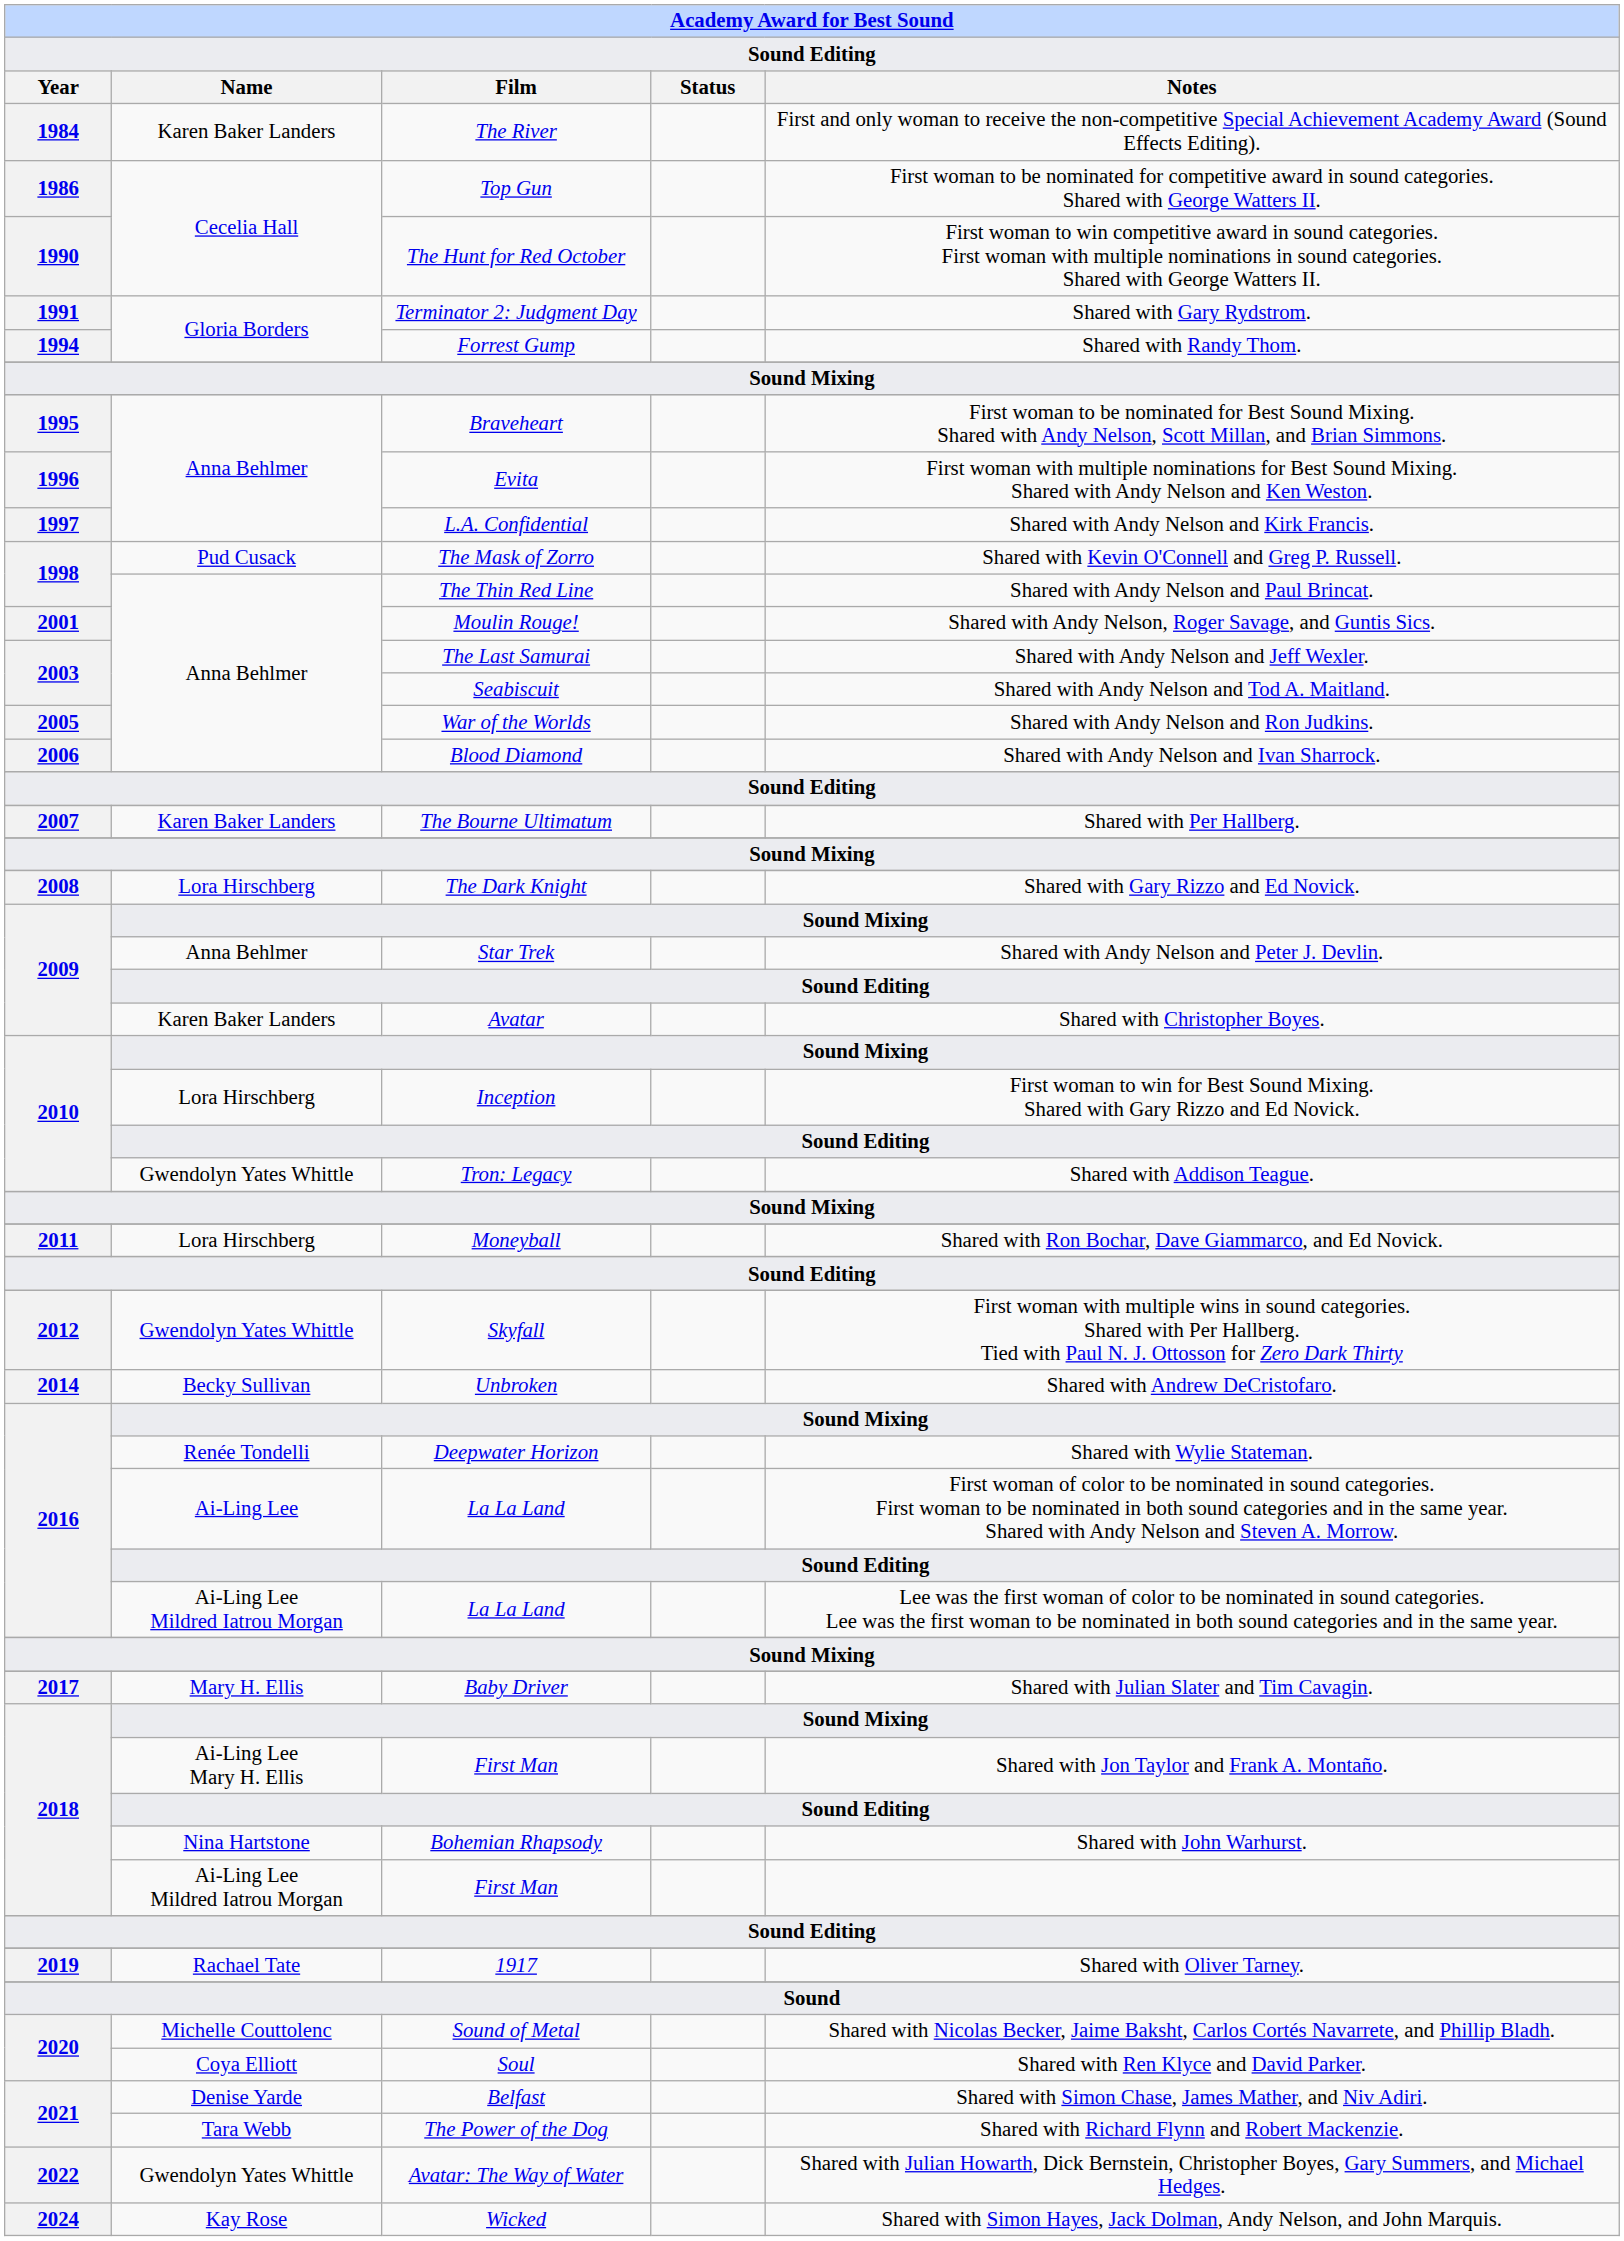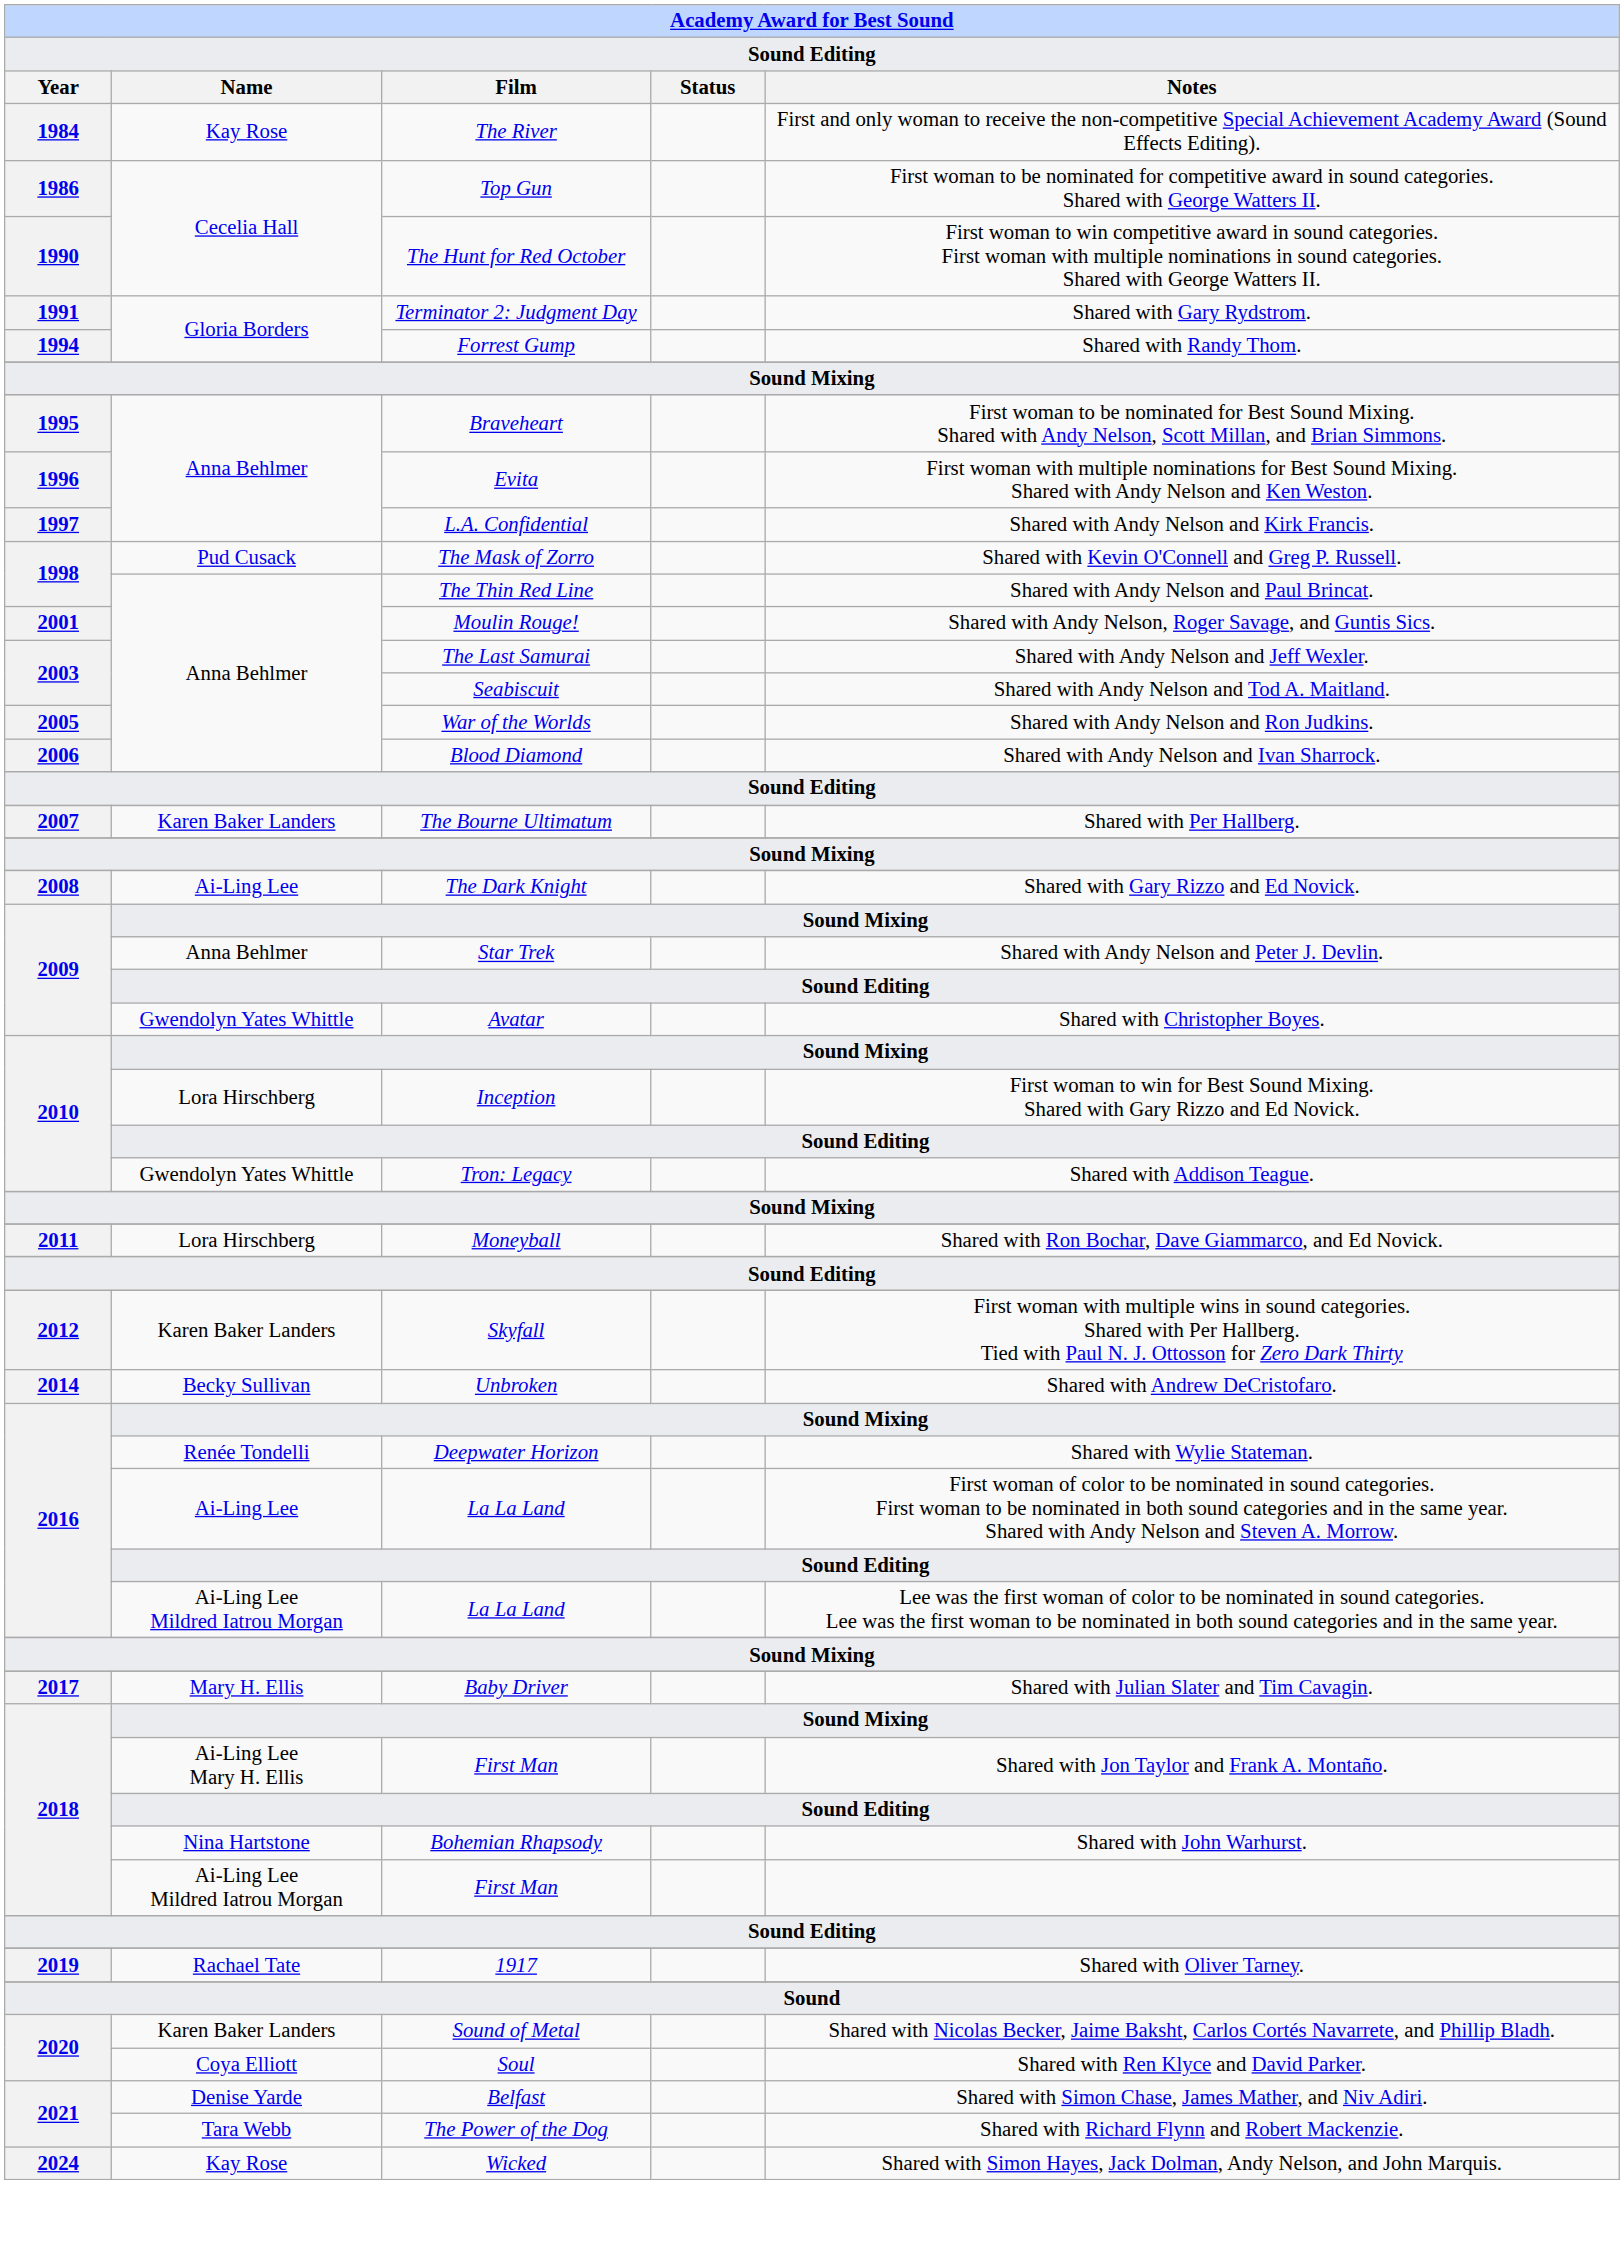(247, 131) Karen Baker Landers -> (247, 131) Kay Rose
(247, 887) Lora Hirschberg -> (247, 887) Ai-Ling Lee
(247, 1019) Karen Baker Landers -> (247, 1019) Gwendolyn Yates Whittle
(247, 1329) Gwendolyn Yates Whittle -> (247, 1329) Karen Baker Landers
(247, 2030) Michelle Couttolenc -> (247, 2030) Karen Baker Landers
- row: (58, 2174)
